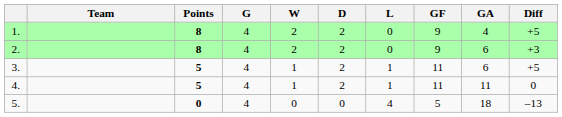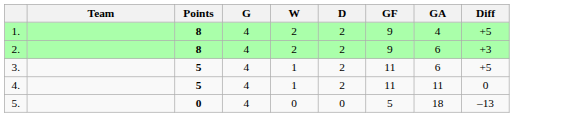- column: (390, 13)
